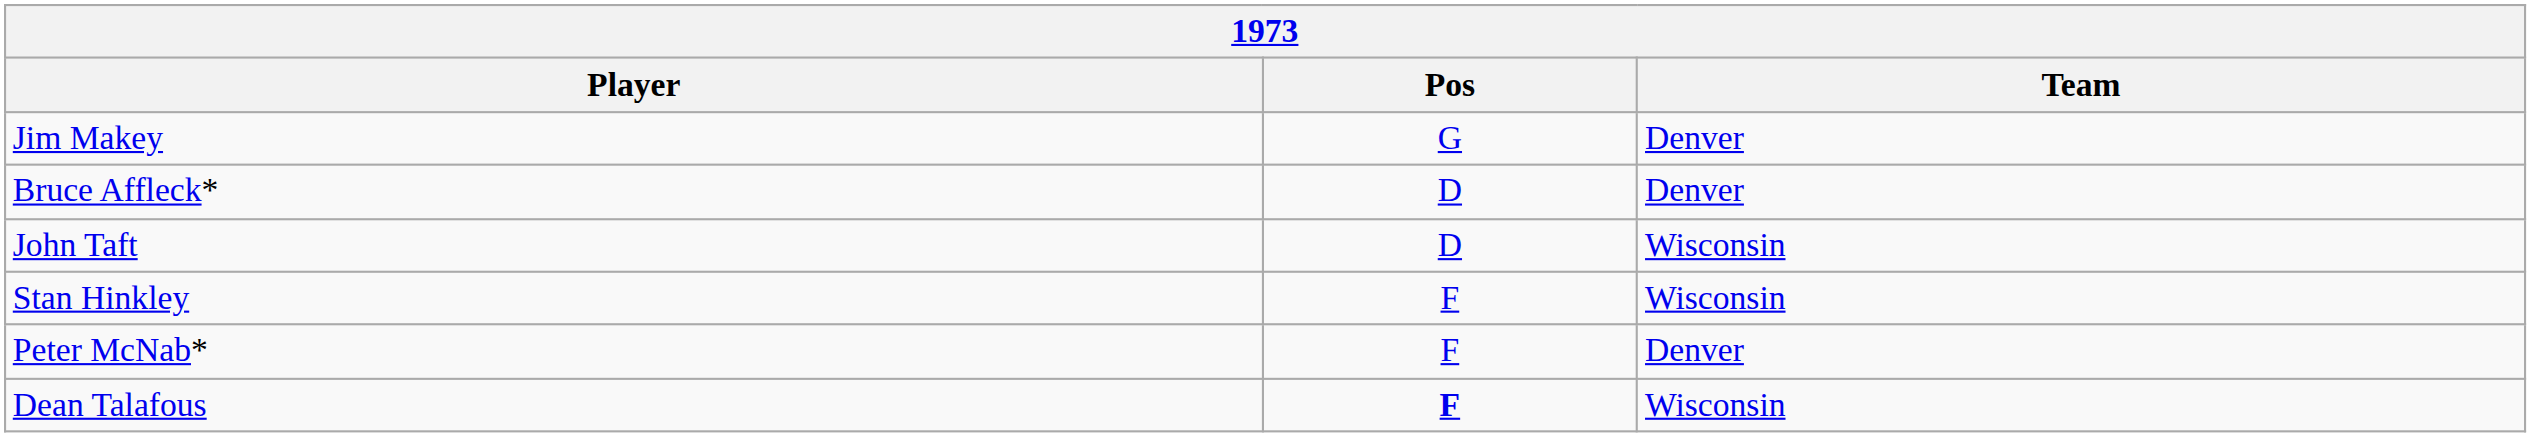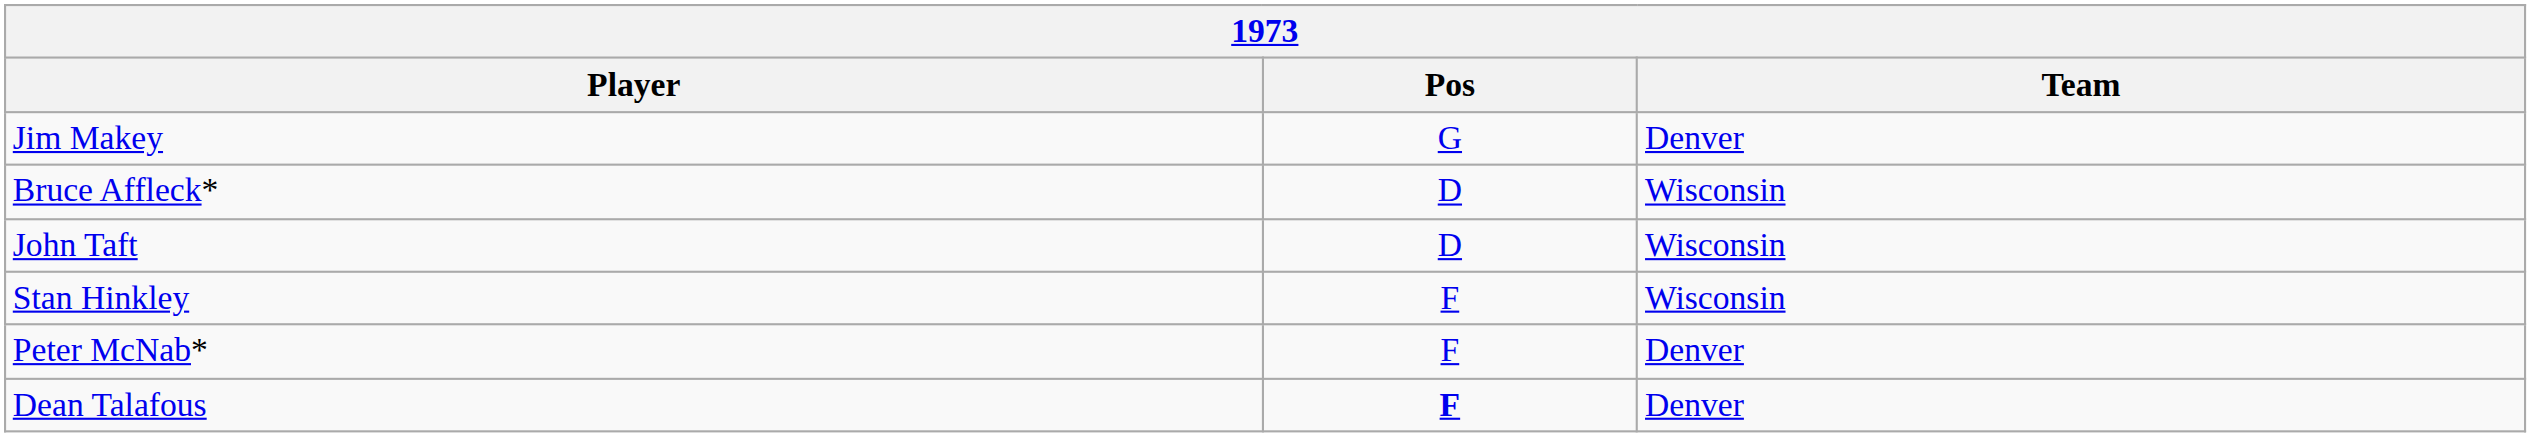(1694, 191) Denver -> (1715, 191) Wisconsin
(1715, 404) Wisconsin -> (1694, 404) Denver
